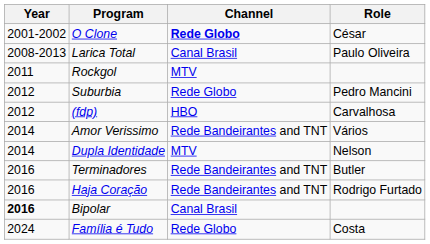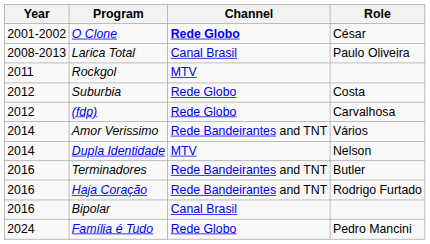(372, 92) Pedro Mancini -> (349, 92) Costa
(184, 111) HBO -> (204, 111) Rede Globo
(21, 209) bold -> (21, 209) normal
(349, 229) Costa -> (372, 229) Pedro Mancini
